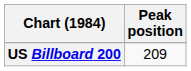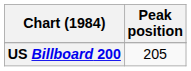(155, 54) 209 -> (155, 54) 205
